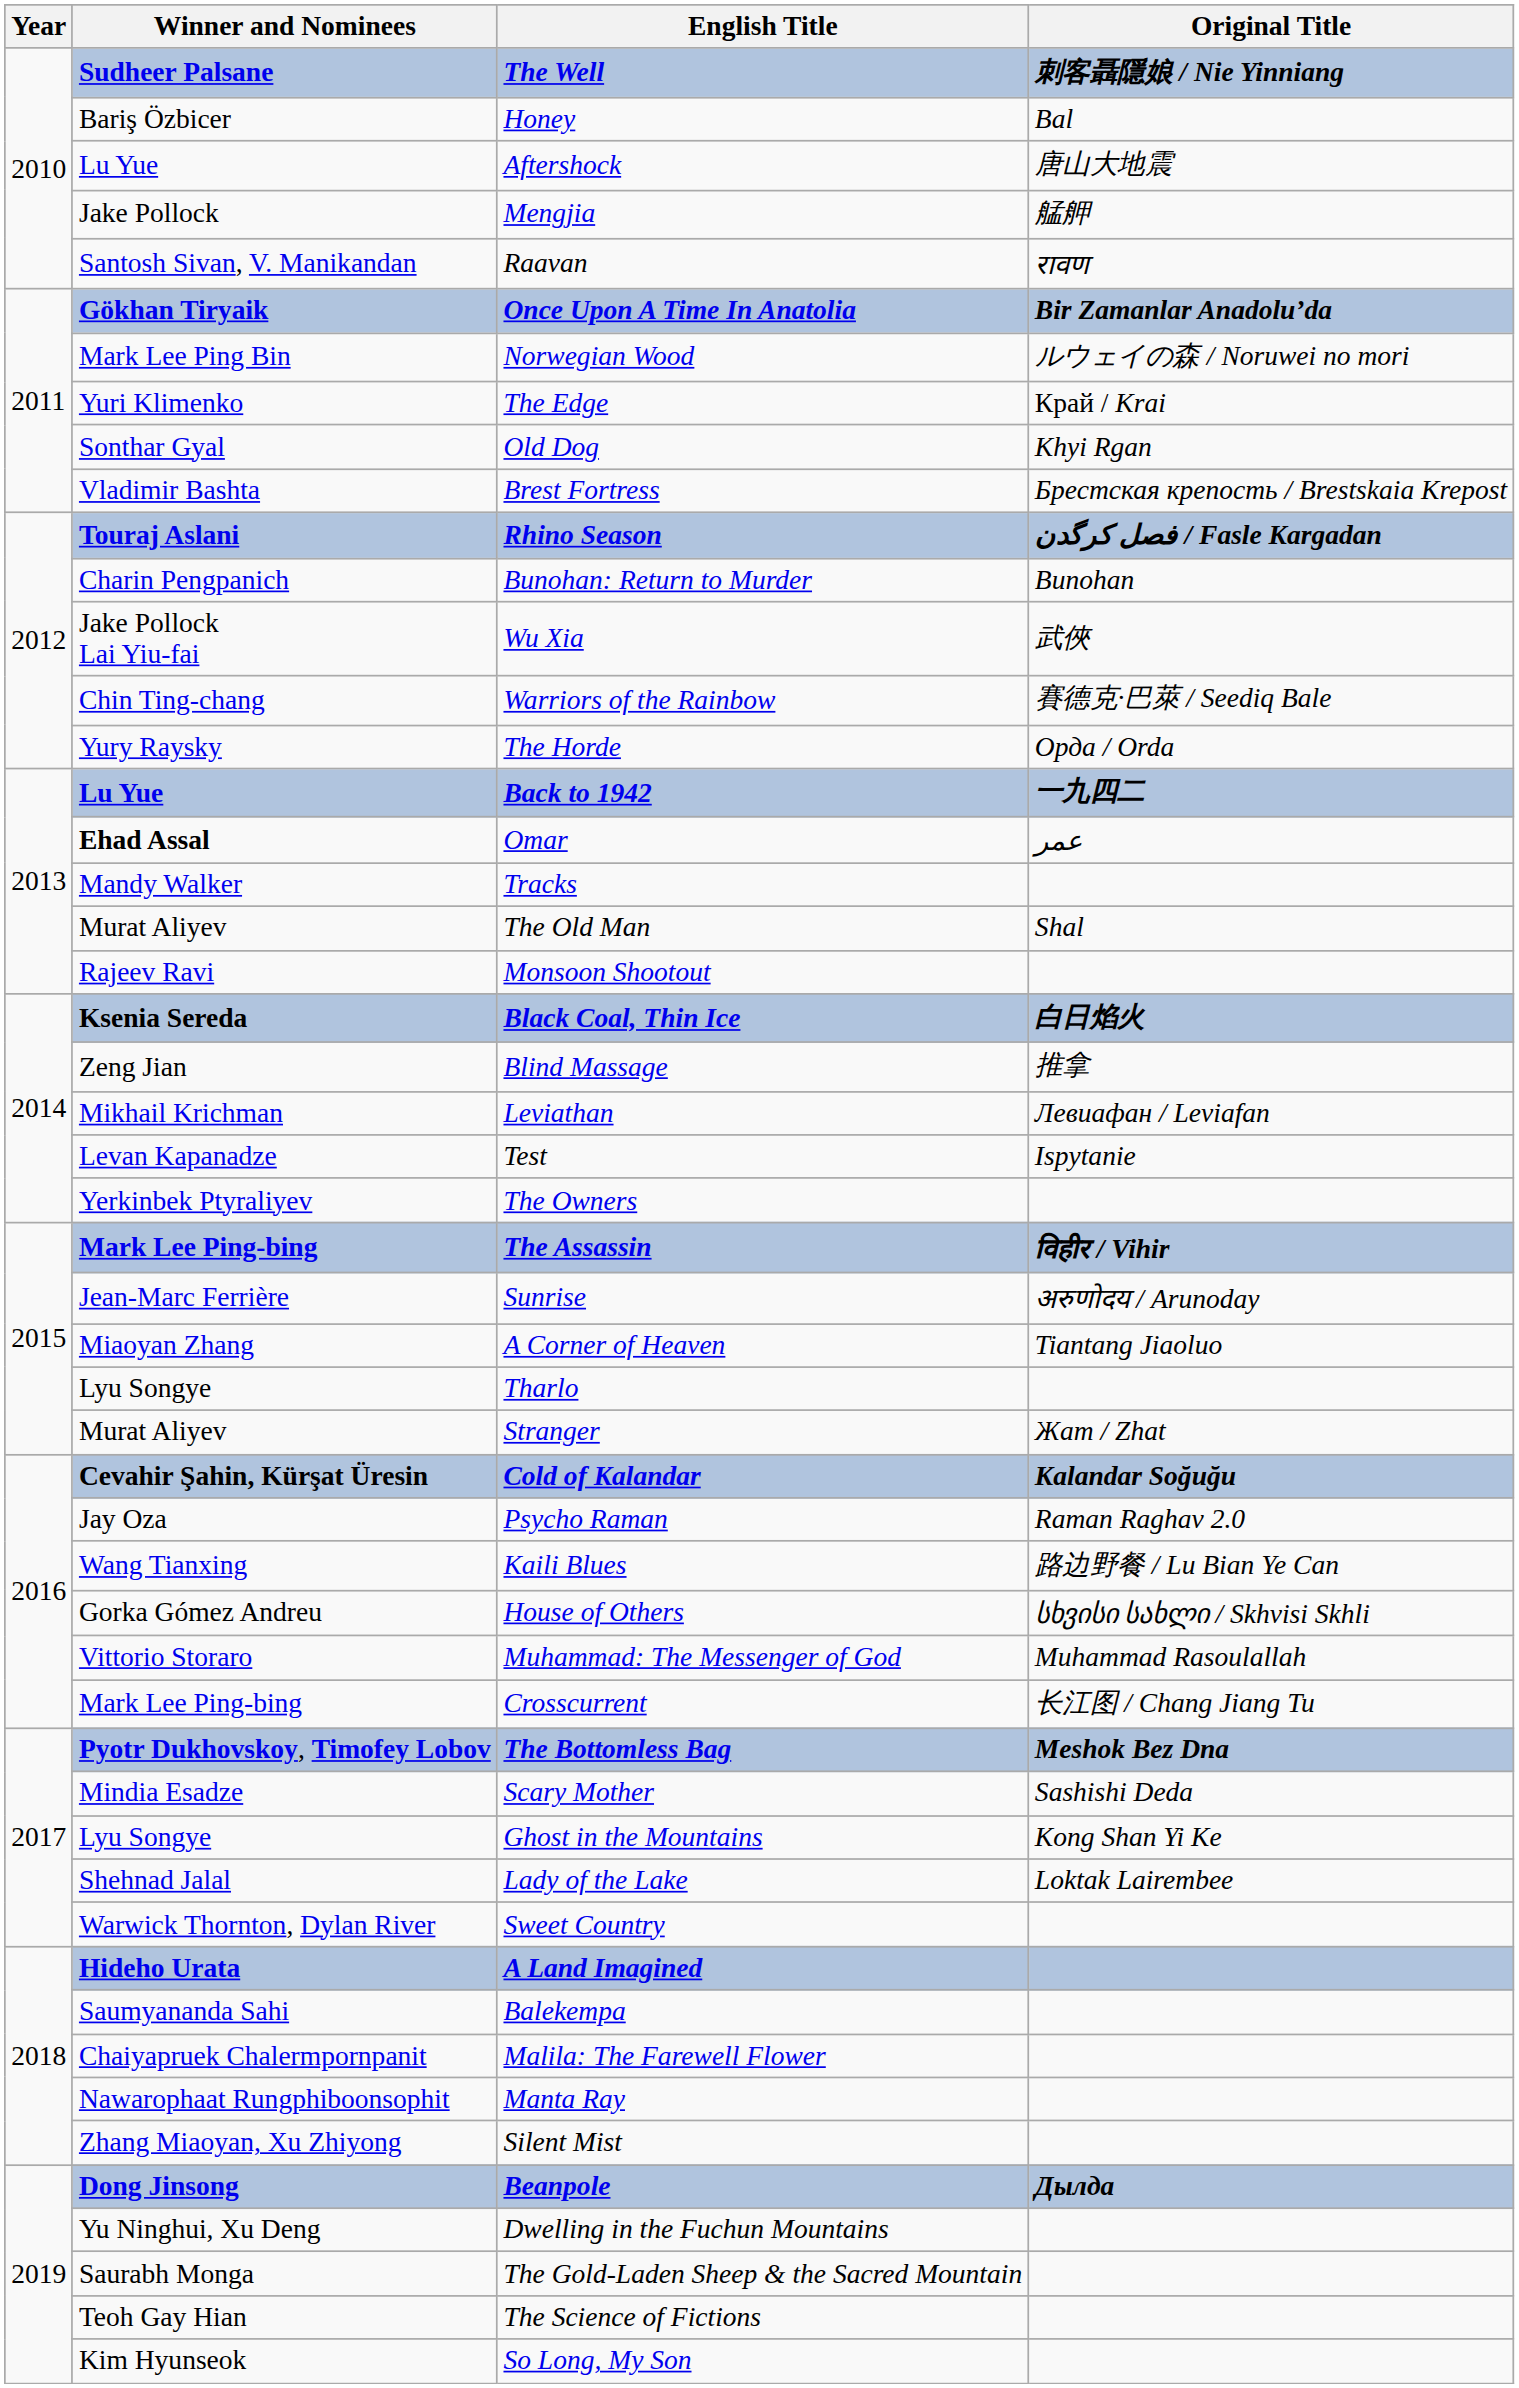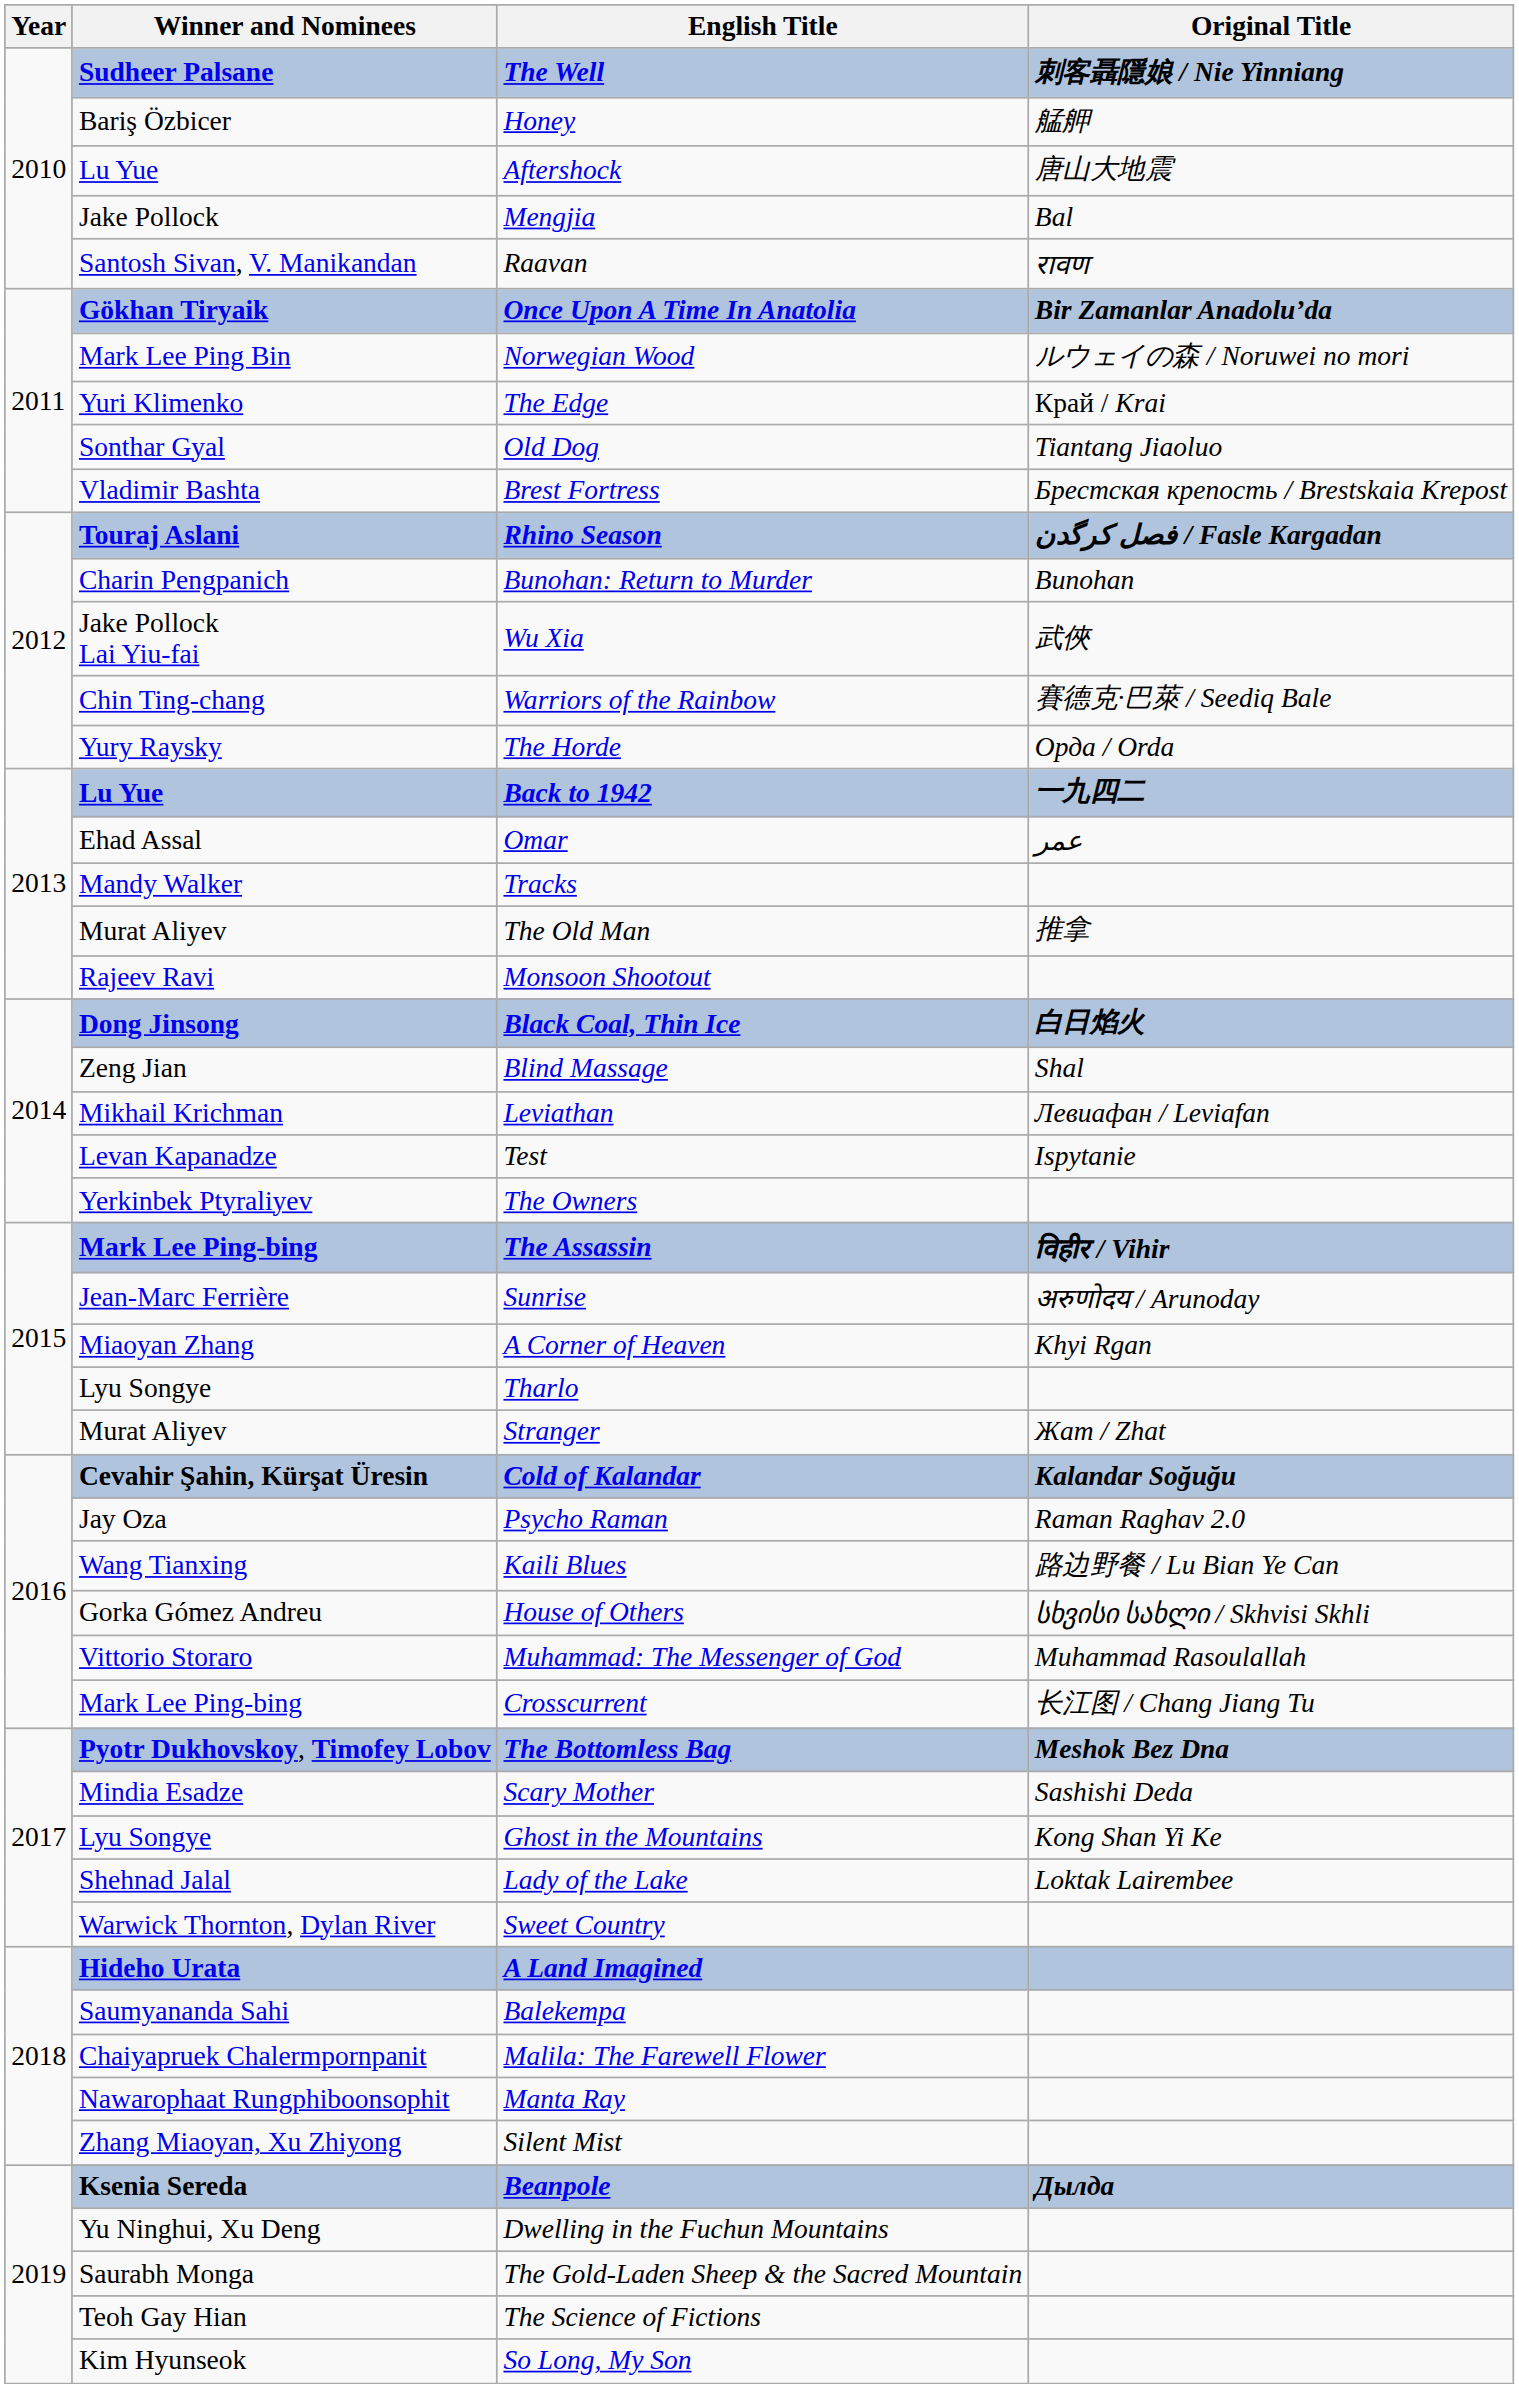(1054, 118) Bal -> (1062, 120) 艋舺
(1062, 212) 艋舺 -> (1054, 216) Bal
(1093, 446) Khyi Rgan -> (1129, 446) Tiantang Jiaoluo
(144, 839) bold -> (140, 839) normal
(1059, 927) Shal -> (1062, 929) 推拿
(163, 1017) Ksenia Sereda -> (159, 1022) Dong Jinsong
(1062, 1065) 推拿 -> (1059, 1069) Shal
(1129, 1344) Tiantang Jiaoluo -> (1093, 1344) Khyi Rgan
(159, 2185) Dong Jinsong -> (163, 2185) Ksenia Sereda
